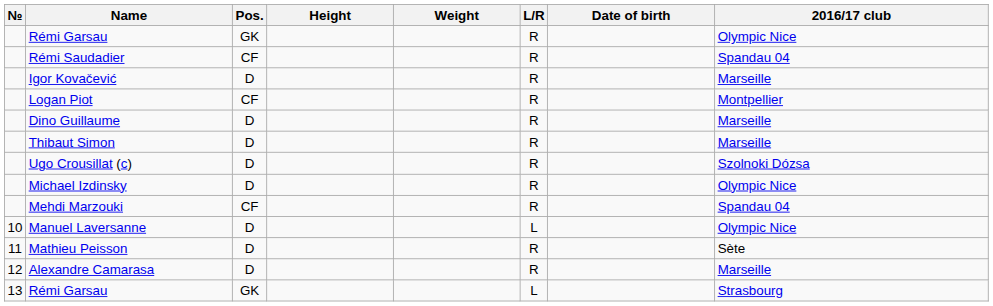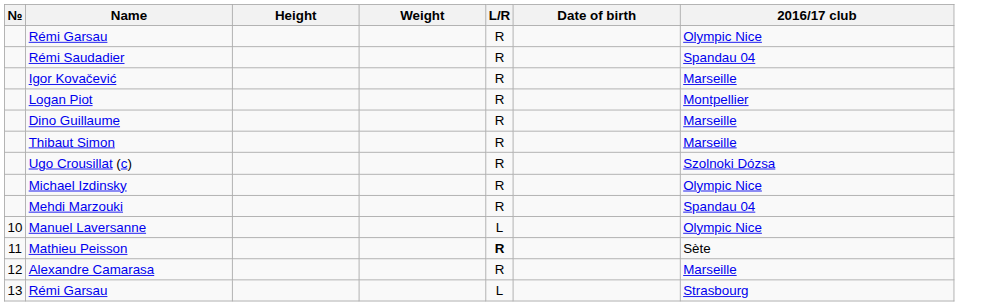- column: (250, 15)
(534, 248) normal -> (499, 248) bold
